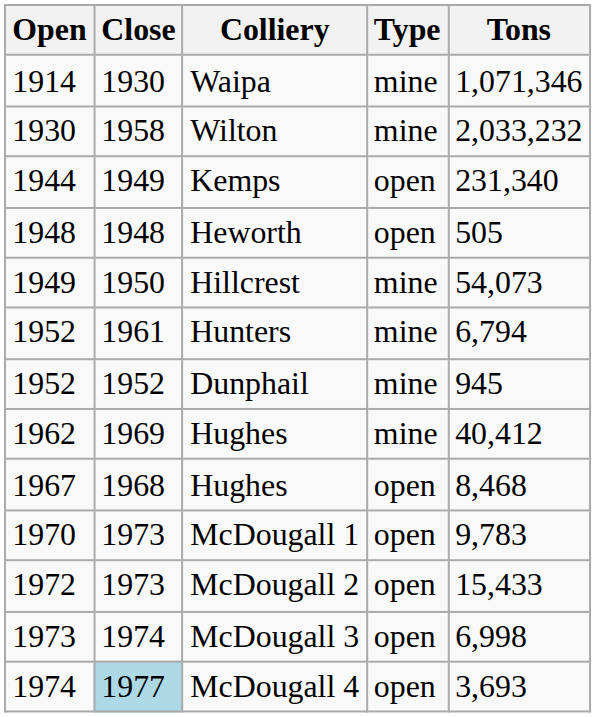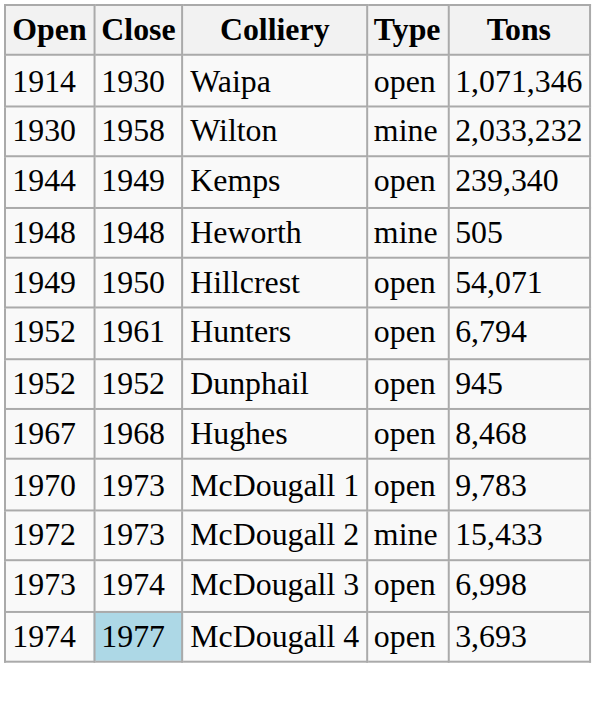(406, 80) mine -> (405, 80) open
(507, 181) 231,340 -> (507, 181) 239,340
(405, 231) open -> (406, 231) mine
(406, 282) mine -> (405, 282) open
(499, 282) 54,073 -> (499, 282) 54,071
(406, 332) mine -> (405, 332) open
(406, 383) mine -> (405, 383) open
- row: (44, 433)
(405, 585) open -> (406, 534) mine
